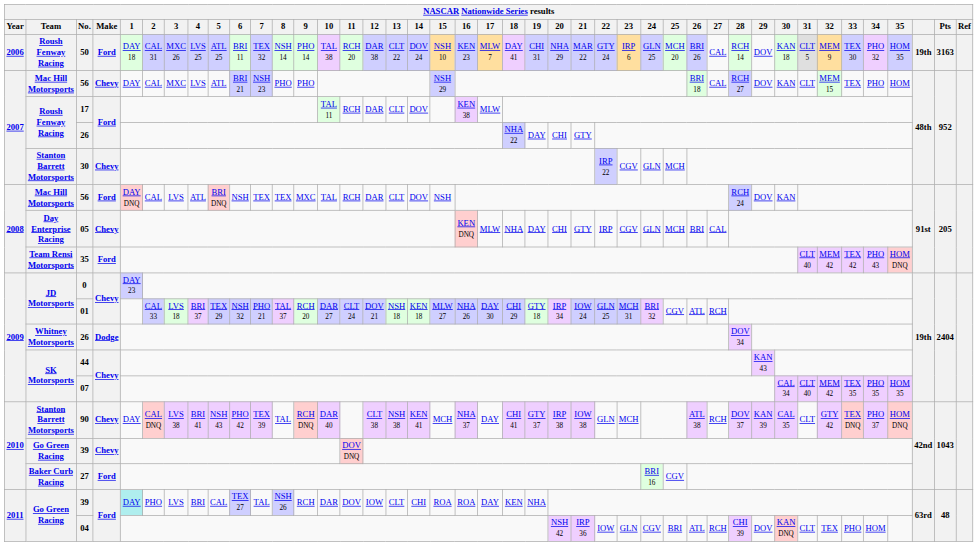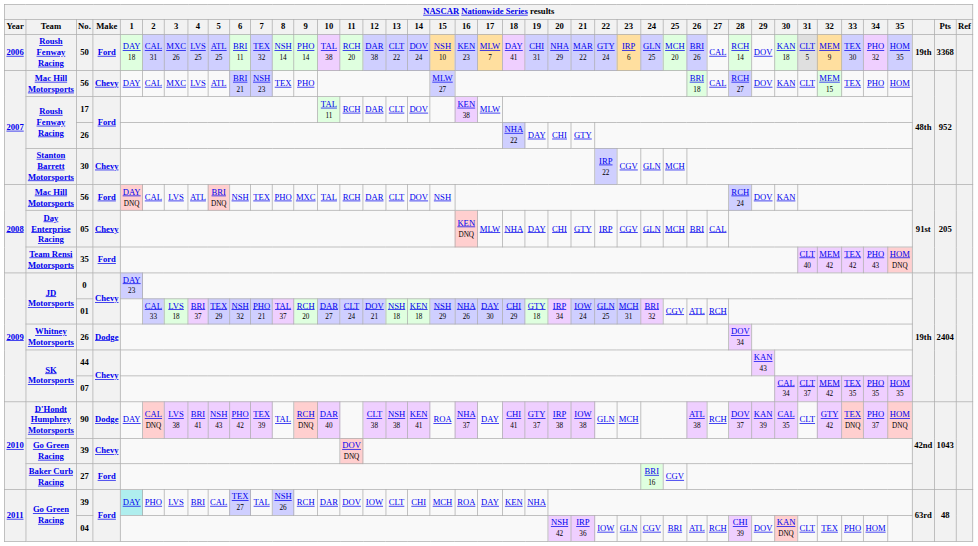(945, 52) 3163 -> (945, 52) 3368
(283, 83) PHO -> (283, 83) TEX
(442, 83) NSH 29 -> (443, 83) MLW 27
(283, 197) TEX -> (283, 197) PHO
(443, 311) MLW 27 -> (442, 311) NSH 29
(807, 388) CLT 40 -> (807, 388) CLT 37
(51, 420) Stanton Barrett Motorsports -> (51, 420) D'Hondt Humphrey Motorsports
(107, 420) Chevy -> (107, 420) Dodge
(443, 420) MCH -> (443, 420) ROA
(443, 502) ROA -> (443, 502) MCH
